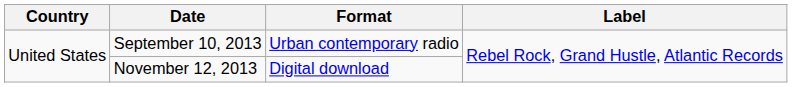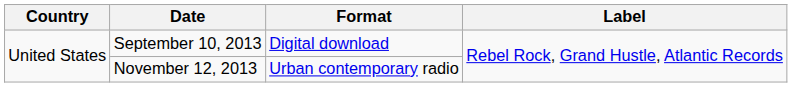(364, 43) Urban contemporary radio -> (329, 43) Digital download
(329, 69) Digital download -> (364, 69) Urban contemporary radio
